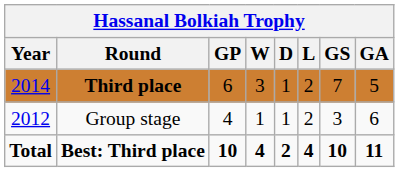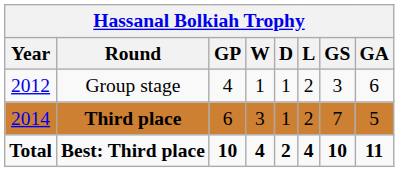rows swapped: (133, 118) <-> (133, 85)
